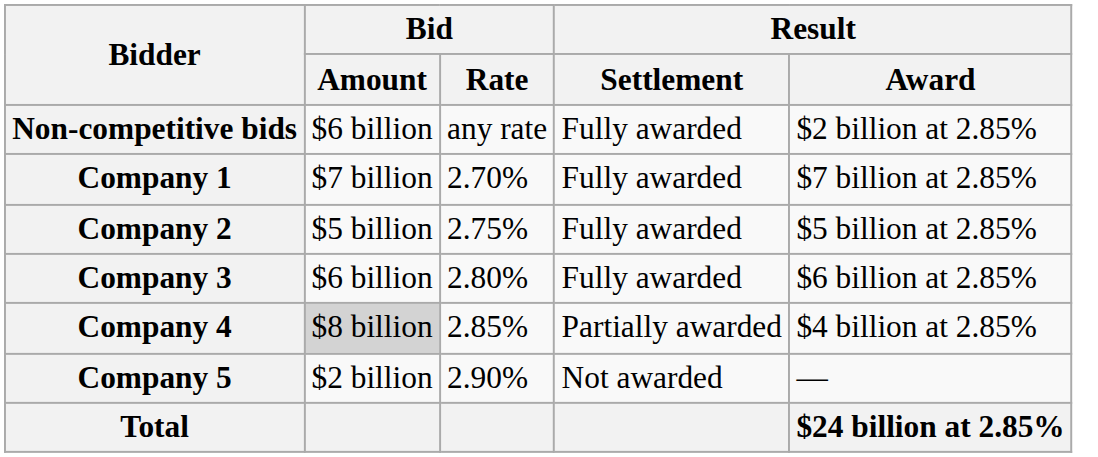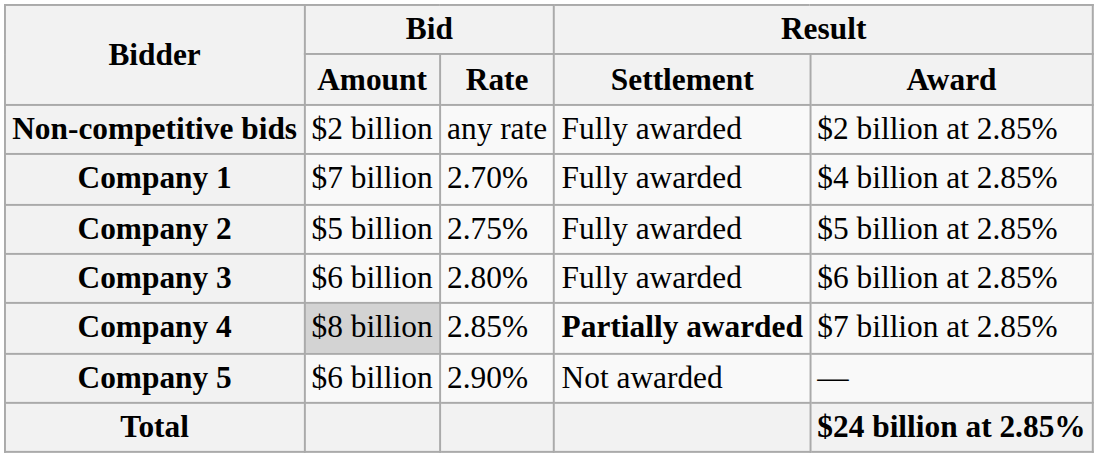(372, 128) $6 billion -> (372, 128) $2 billion
(917, 178) $7 billion at 2.85% -> (938, 178) $4 billion at 2.85%
(672, 327) normal -> (682, 327) bold
(917, 327) $4 billion at 2.85% -> (938, 327) $7 billion at 2.85%
(372, 377) $2 billion -> (372, 377) $6 billion
